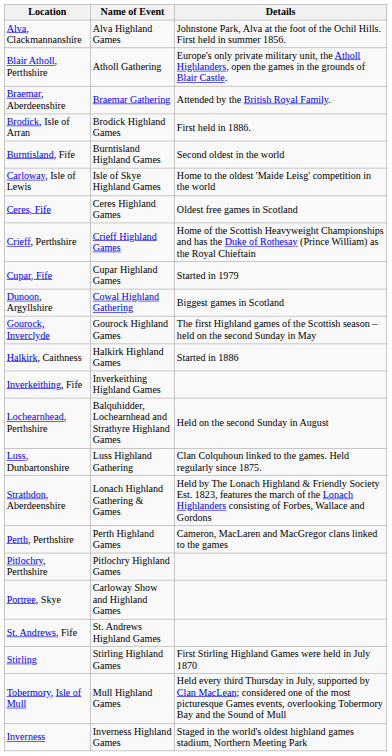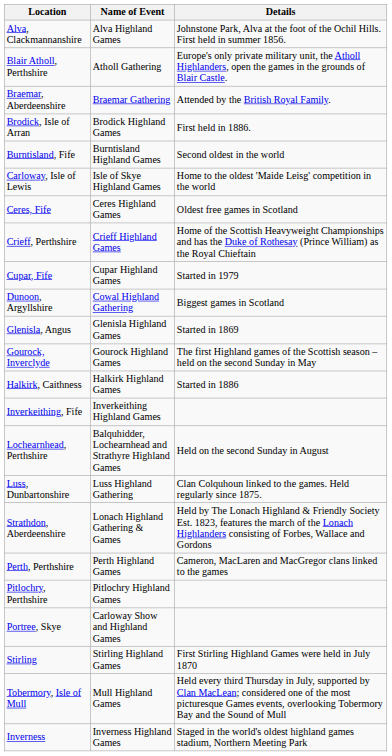+ row: (39, 330)
- row: (42, 632)
